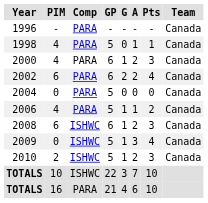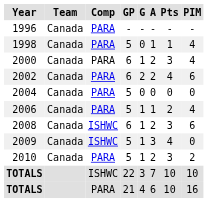columns swapped: (183, 12) <-> (56, 12)
(85, 158) ISHWC -> (103, 158) PARA
